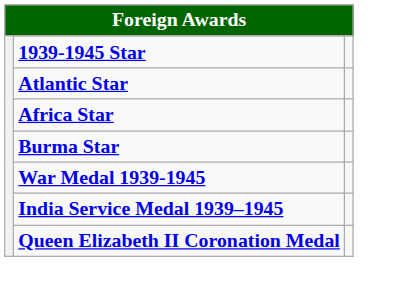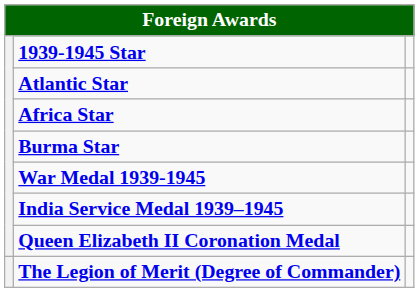+ row: (209, 271)
